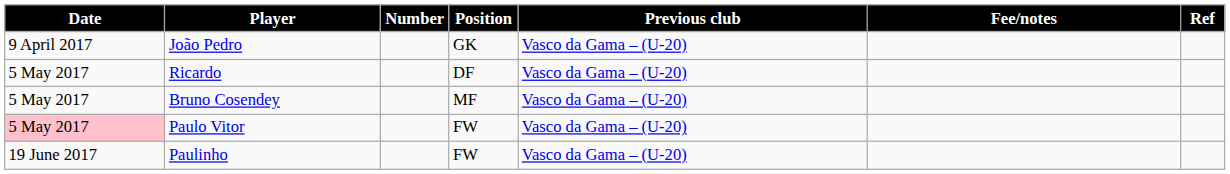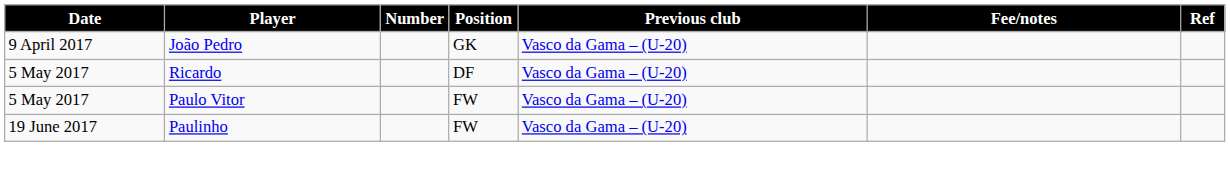- row: (224, 99)
(49, 127) pink background -> (49, 99) no background
